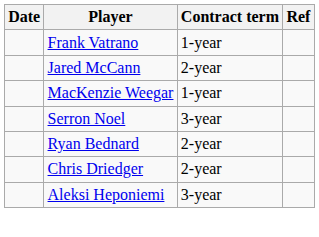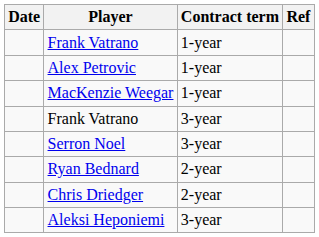- row: (94, 67)
+ row: (92, 67)
+ row: (93, 118)
